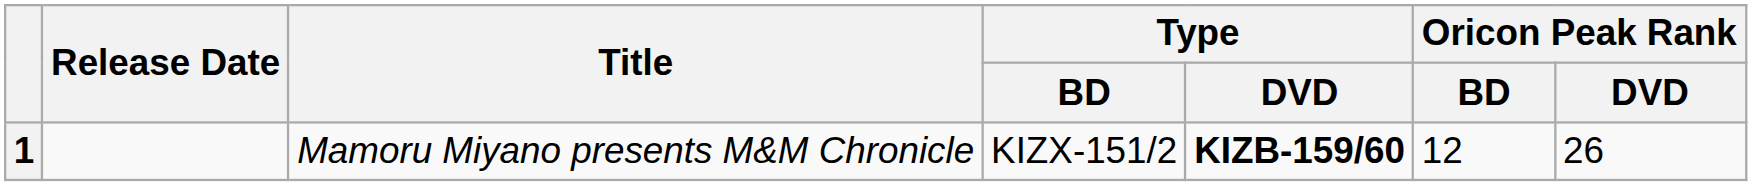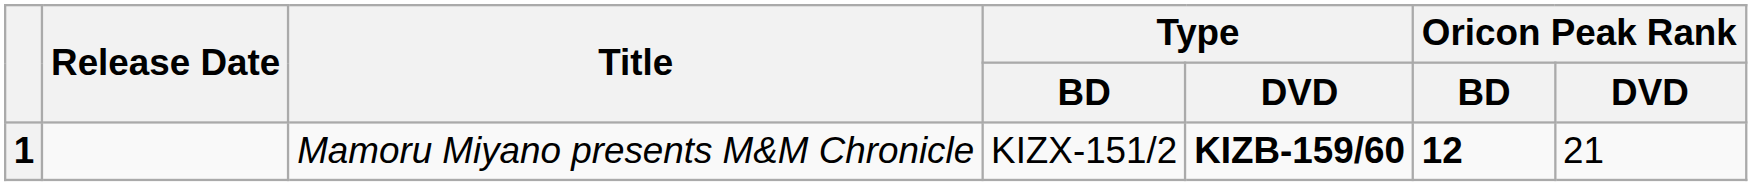(1442, 150) normal -> (1442, 150) bold
(1584, 150) 26 -> (1584, 150) 21
